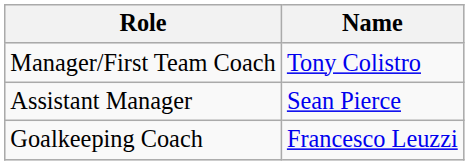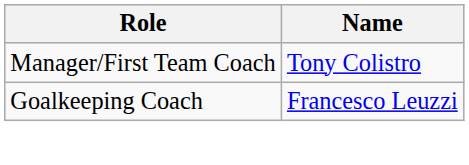- row: (101, 100)
